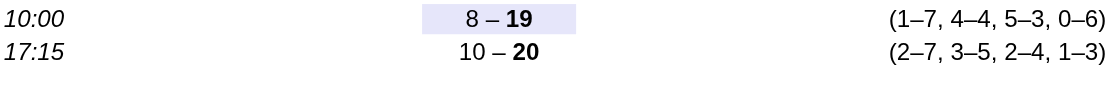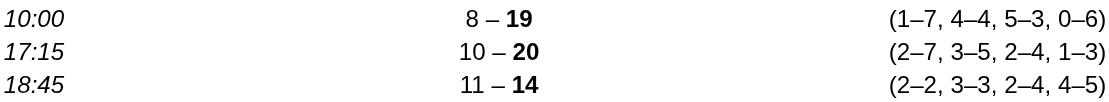(499, 18) lavender background -> (499, 18) no background
+ row: (34, 85)
